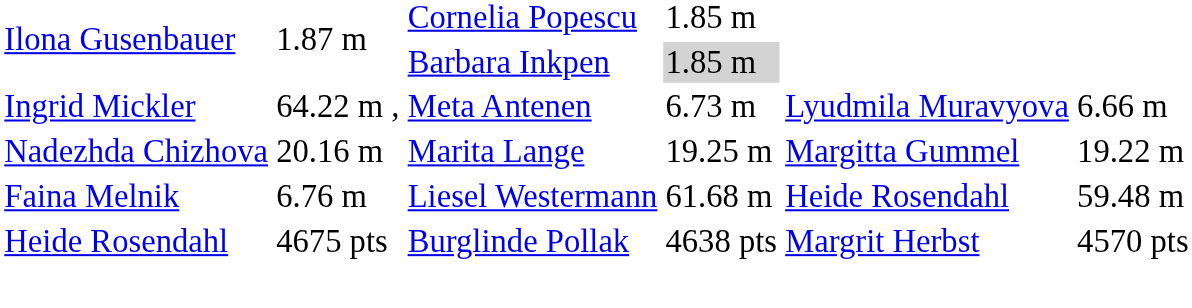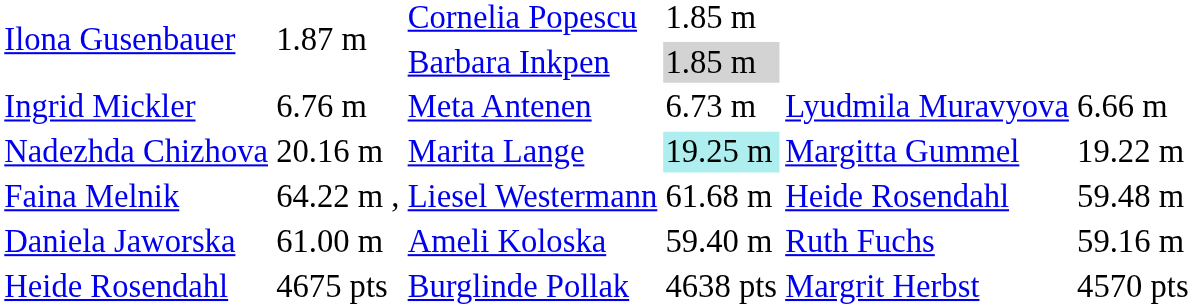(338, 106) 64.22 m , -> (322, 106) 6.76 m
(719, 151) no background -> (719, 151) paleturquoise background
(322, 196) 6.76 m -> (338, 196) 64.22 m ,
+ row: (120, 241)
